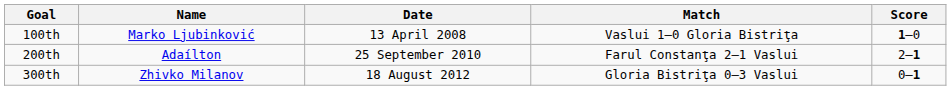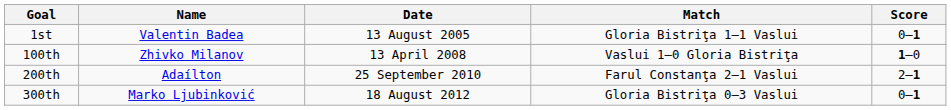+ row: (41, 35)
(191, 35) Marko Ljubinković -> (191, 55) Zhivko Milanov
(191, 75) Zhivko Milanov -> (191, 95) Marko Ljubinković
